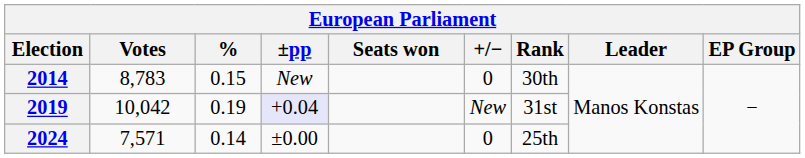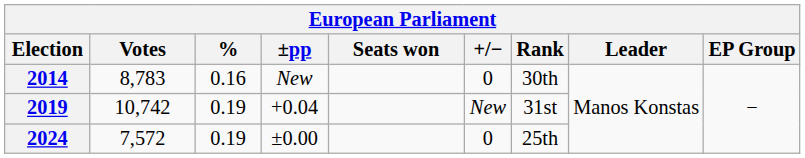(228, 78) 0.15 -> (228, 78) 0.16
(143, 108) 10,042 -> (143, 108) 10,742
(295, 108) lavender background -> (295, 108) no background
(143, 138) 7,571 -> (143, 138) 7,572
(228, 138) 0.14 -> (228, 138) 0.19
